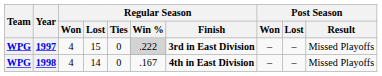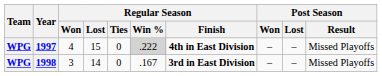(212, 46) 3rd in East Division -> (212, 46) 4th in East Division
(71, 63) 4 -> (71, 63) 3
(212, 63) 4th in East Division -> (212, 63) 3rd in East Division
